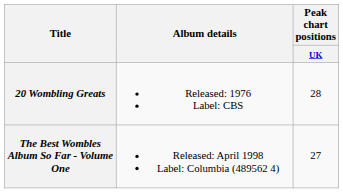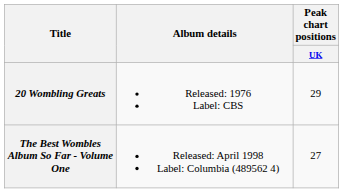(316, 93) 28 -> (316, 93) 29
